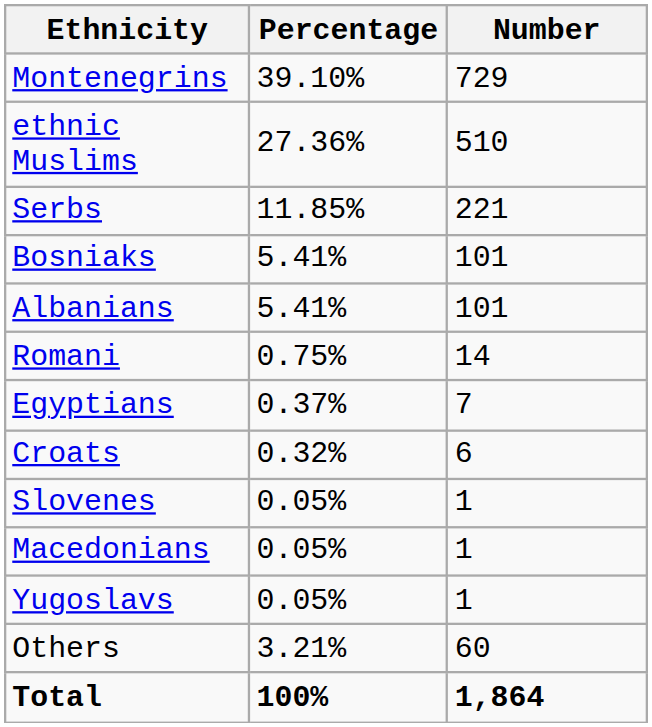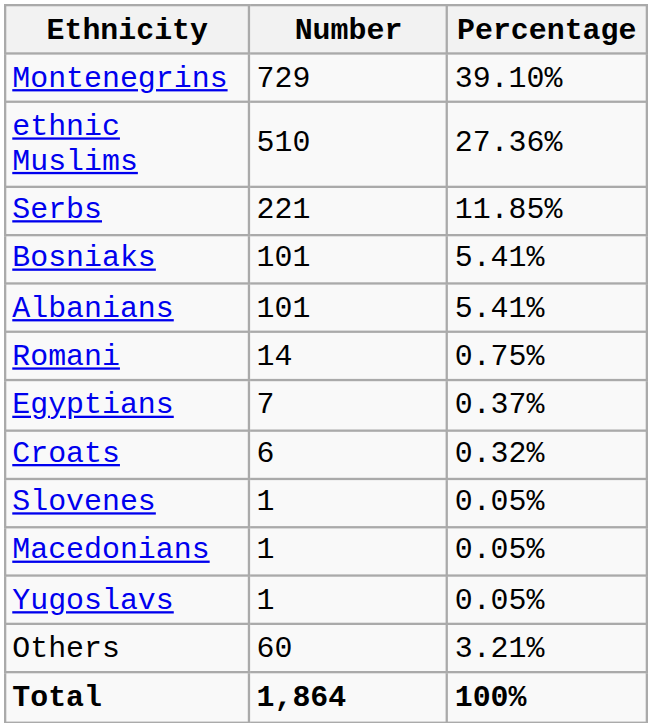columns swapped: (547, 30) <-> (348, 30)
